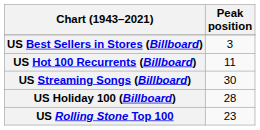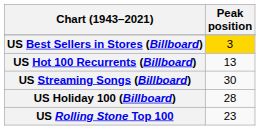(230, 44) no background -> (230, 44) gold background
(230, 62) 11 -> (230, 62) 13
